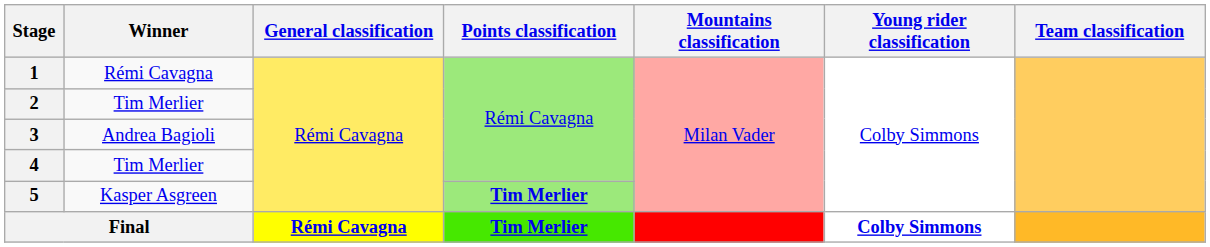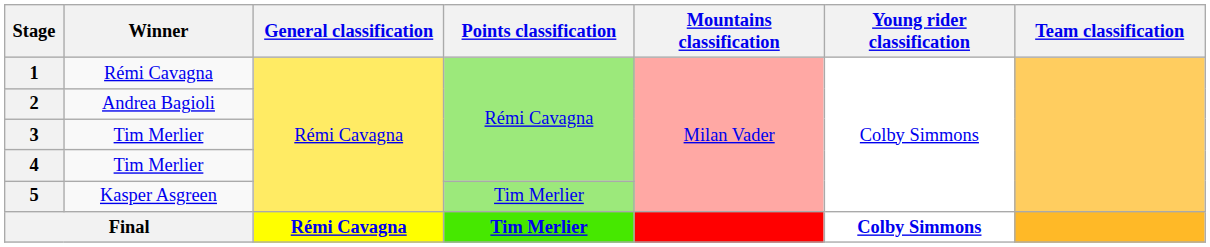(158, 103) Tim Merlier -> (158, 103) Andrea Bagioli
(158, 134) Andrea Bagioli -> (158, 134) Tim Merlier
(539, 196) bold -> (539, 196) normal
